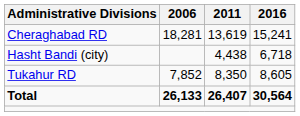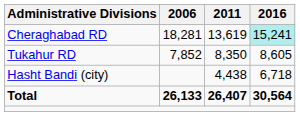(272, 34) no background -> (272, 34) paleturquoise background
rows swapped: (42, 75) <-> (58, 55)
